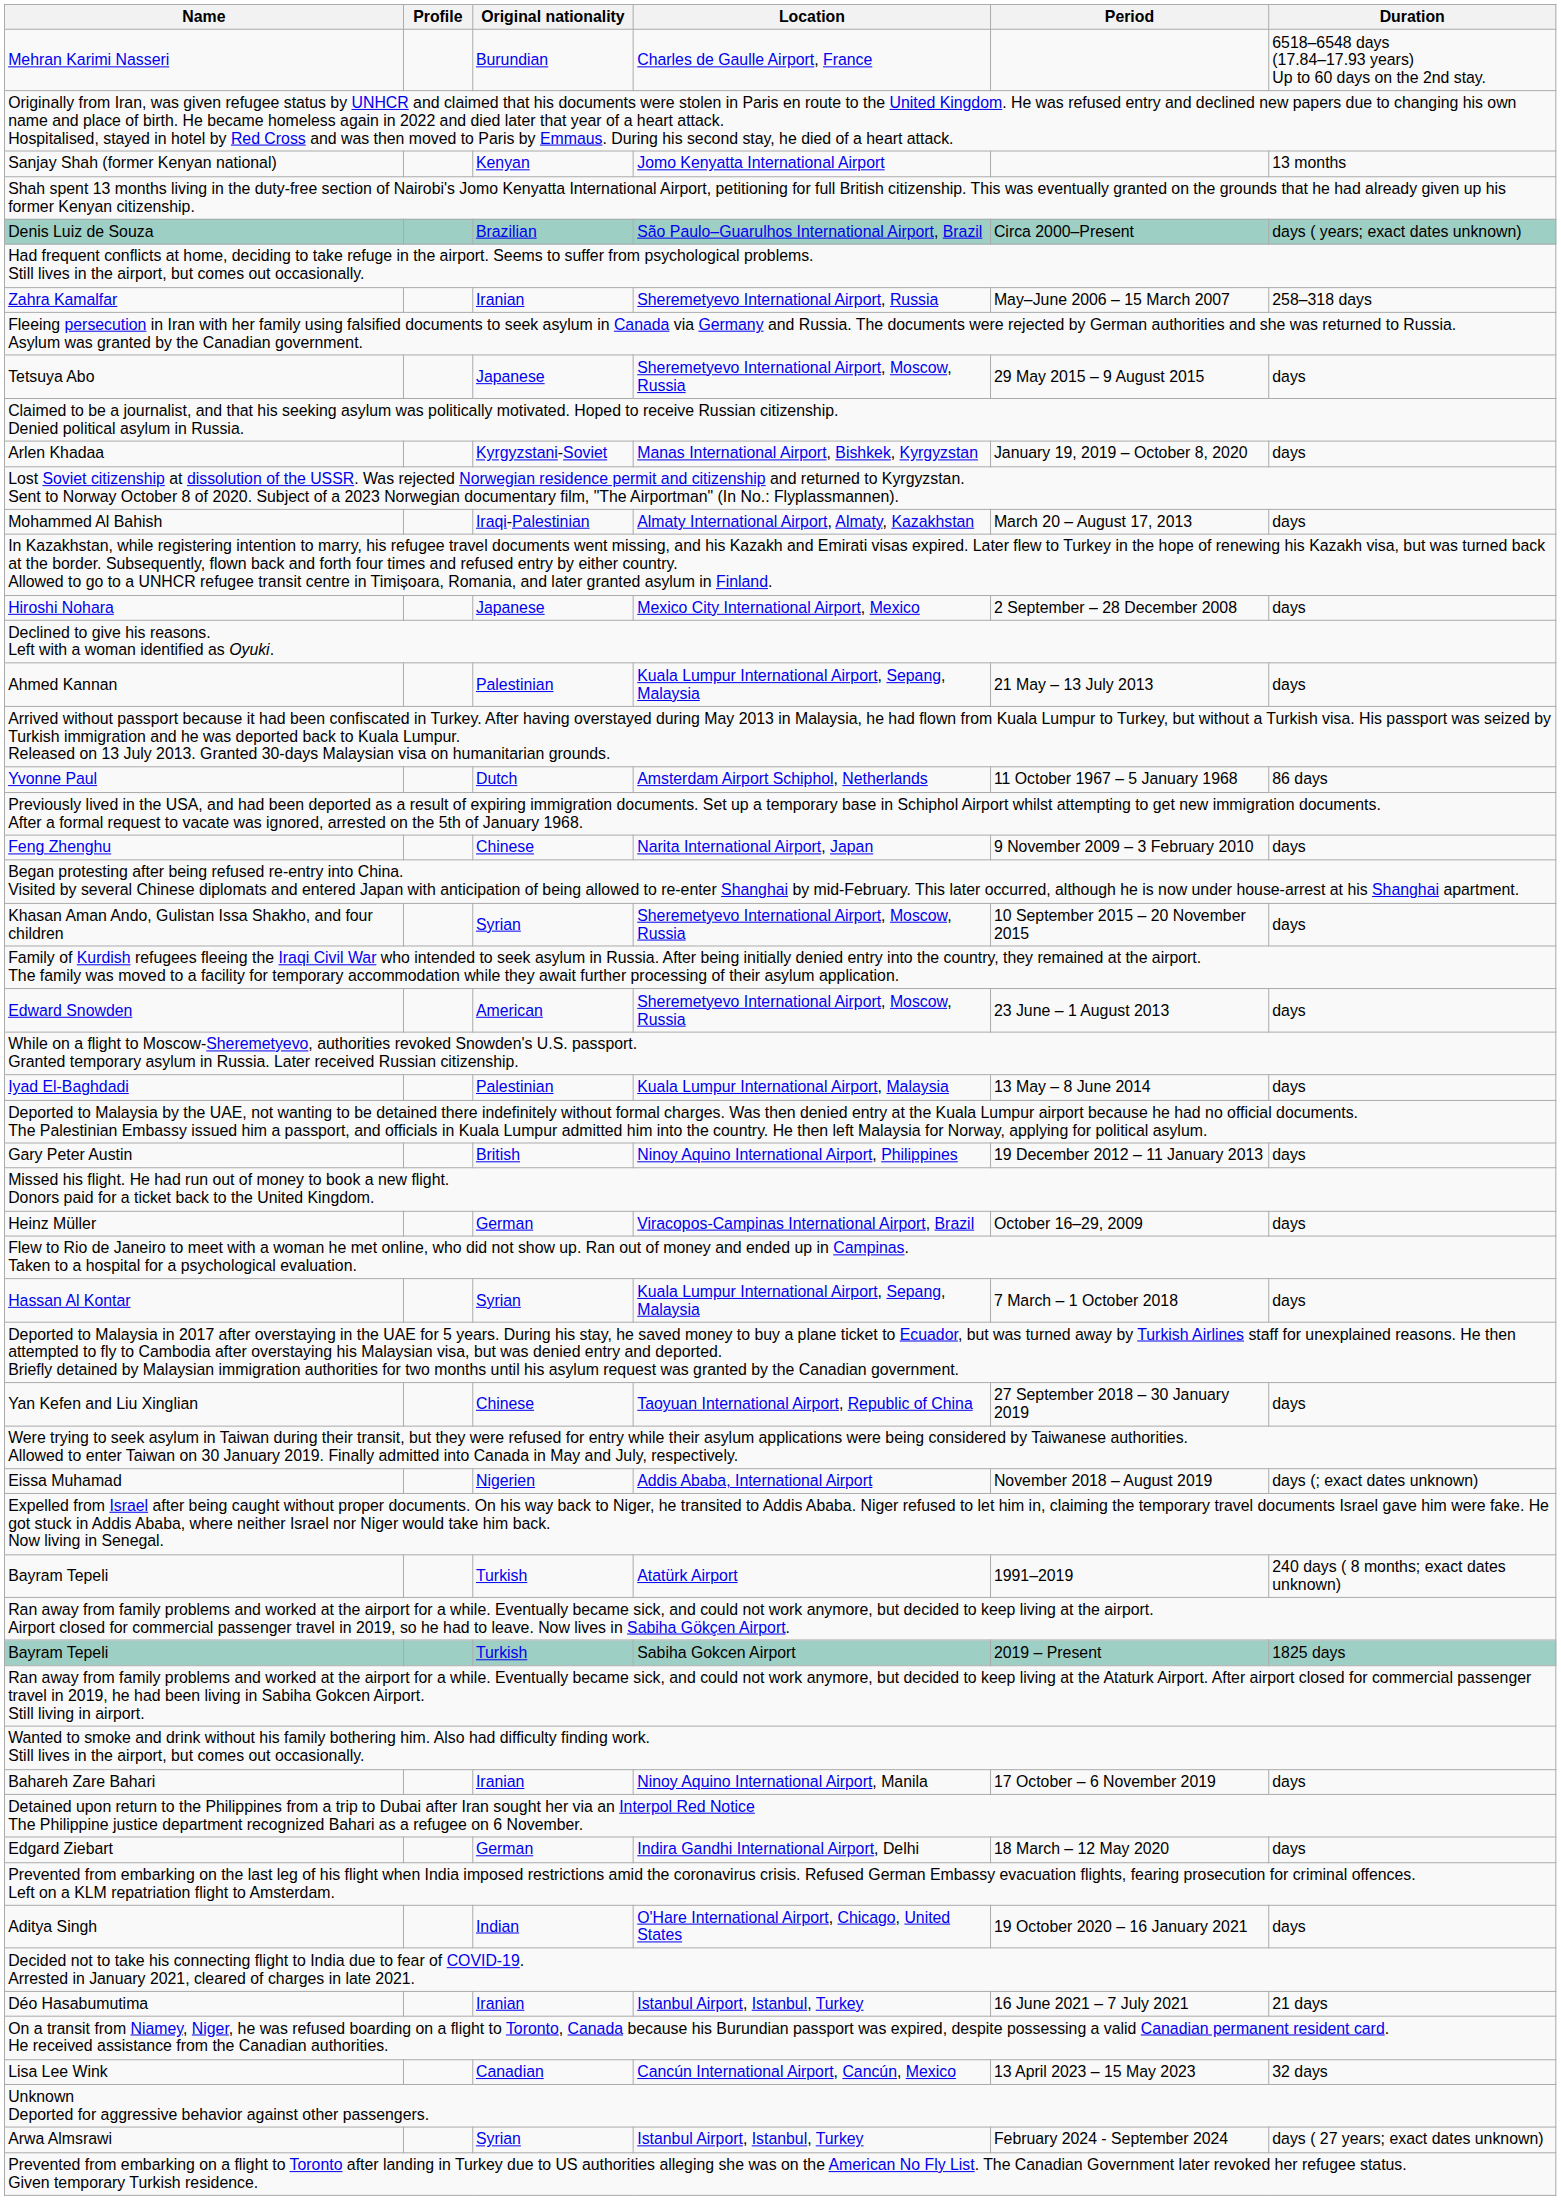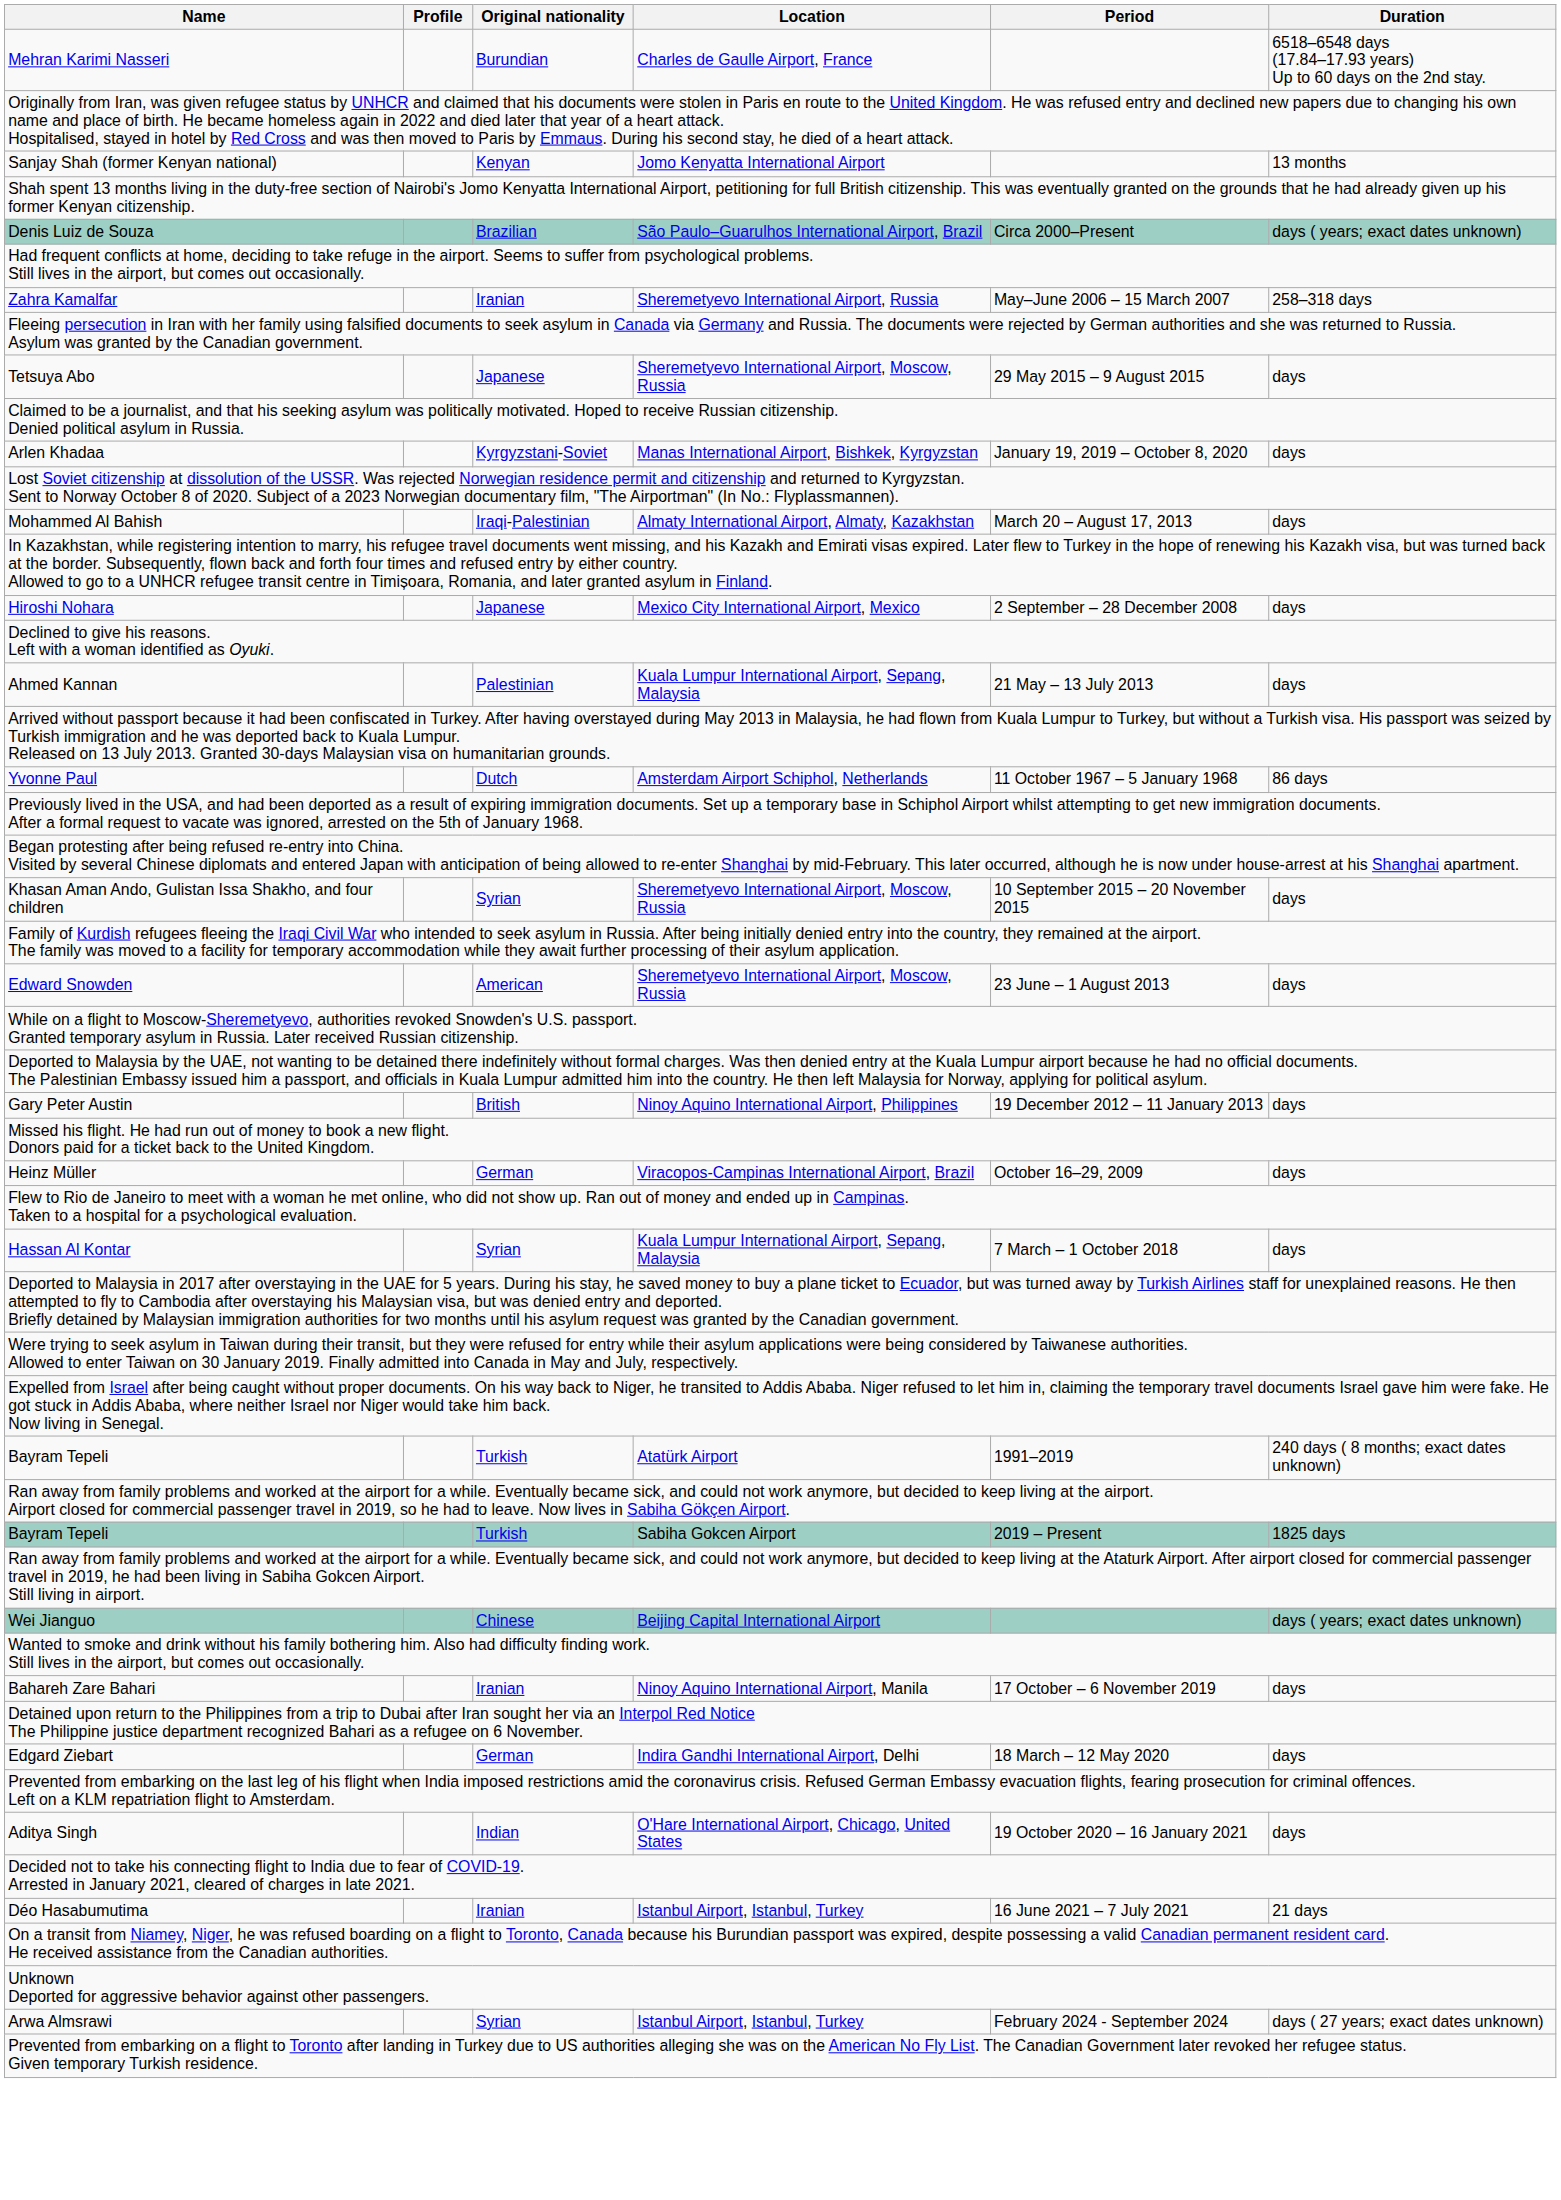- row: (60, 847)
- row: (68, 1087)
- row: (103, 1404)
- row: (65, 1481)
+ row: (52, 1620)
- row: (58, 2071)
